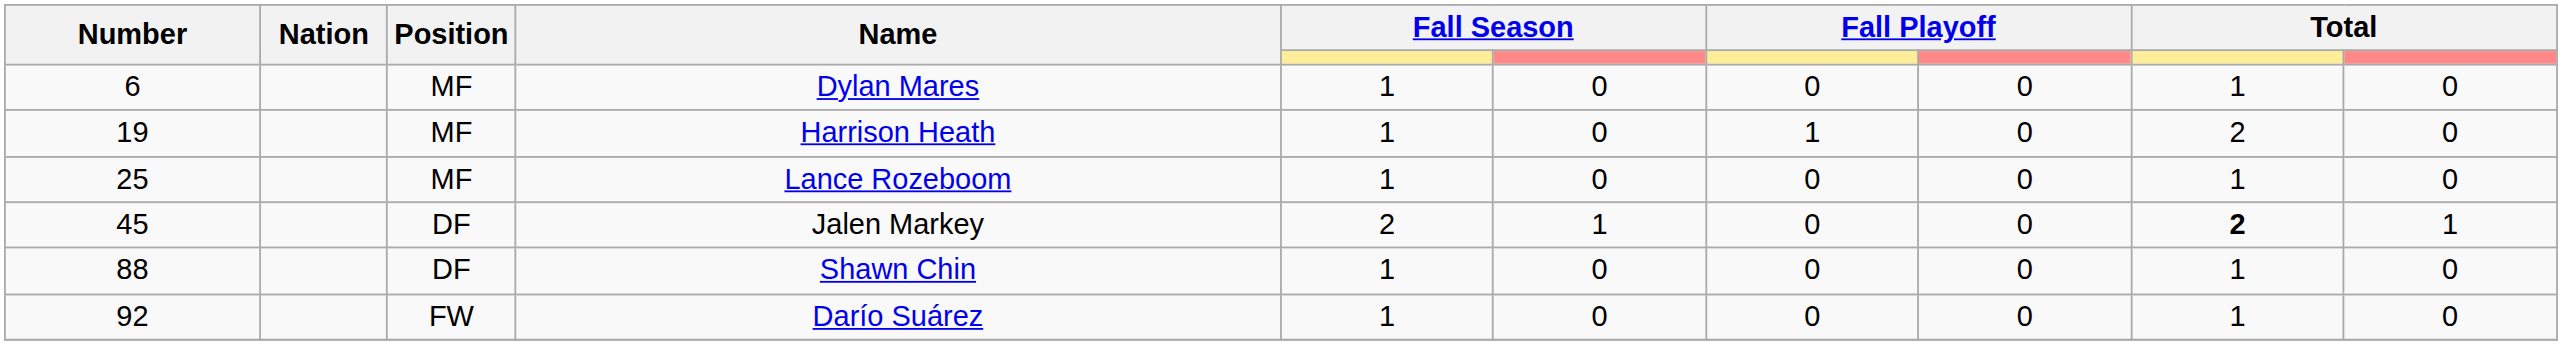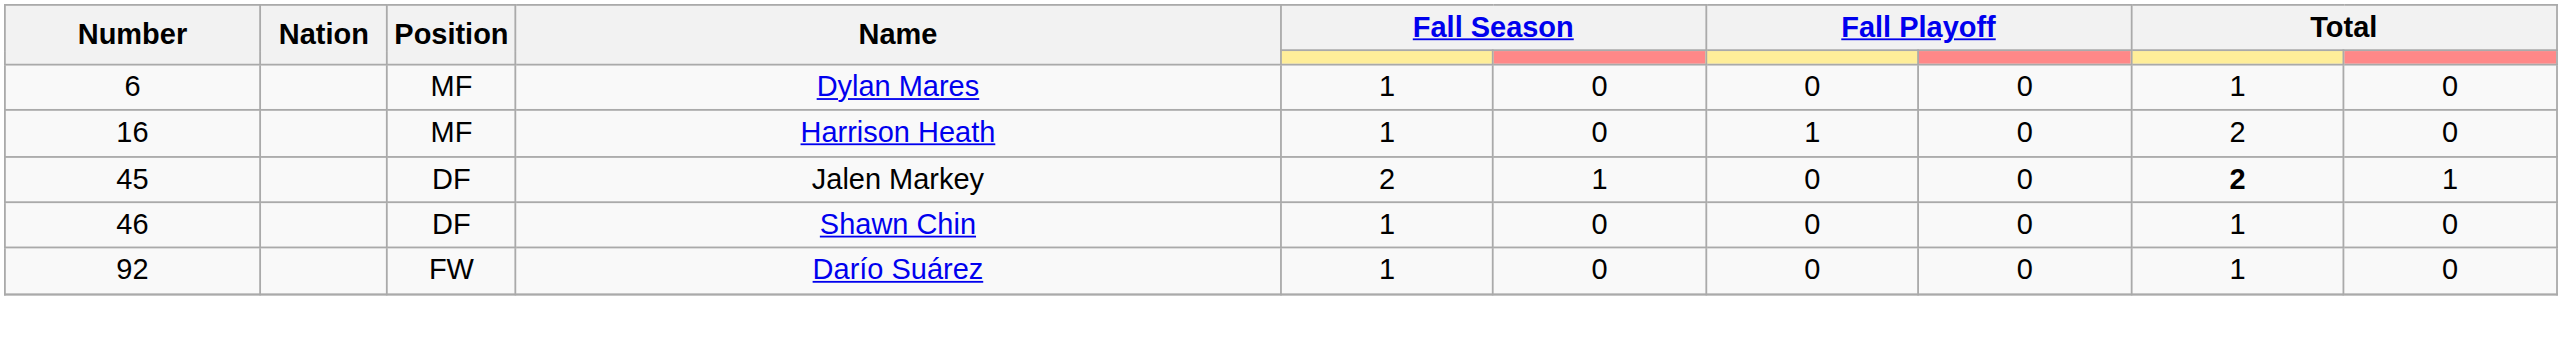(132, 132) 19 -> (132, 132) 16
- row: (898, 178)
(132, 270) 88 -> (132, 224) 46
